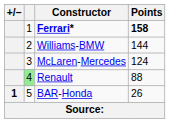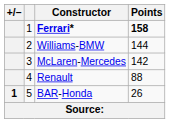(140, 61) 124 -> (140, 61) 142
(29, 77) lightgreen background -> (29, 77) no background
